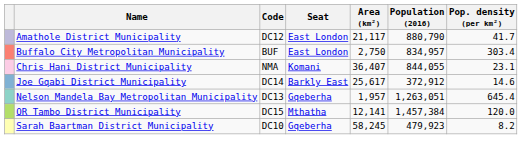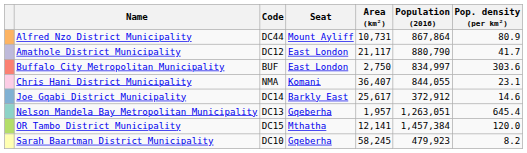+ row: (104, 37)
(425, 52) 834,957 -> (431, 67) 834,997
(501, 52) 303.4 -> (506, 67) 303.6
